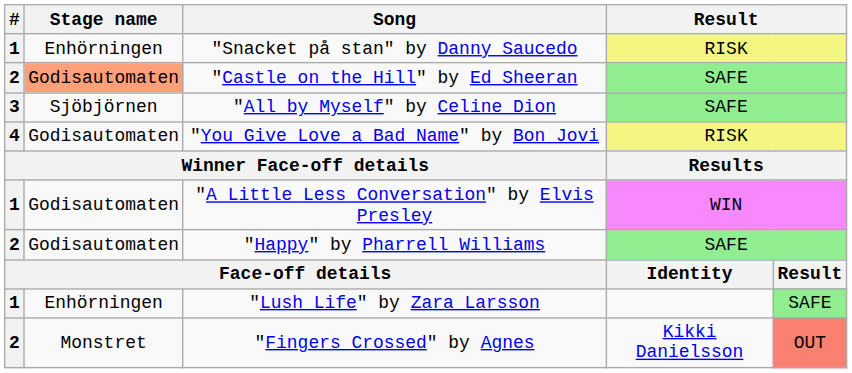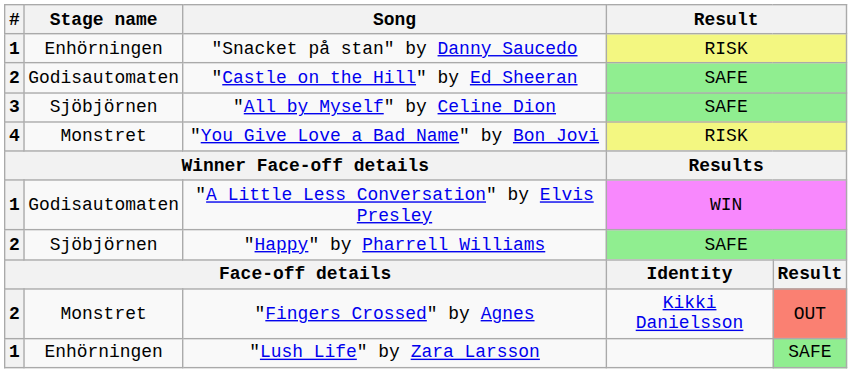(104, 78) lightsalmon background -> (104, 78) no background
(104, 136) Godisautomaten -> (104, 136) Monstret
(104, 245) Godisautomaten -> (104, 245) Sjöbjörnen
rows swapped: (395, 303) <-> (395, 343)
